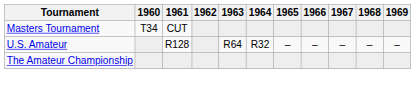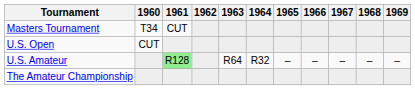+ row: (30, 45)
(177, 45) no background -> (177, 61) lightgreen background
